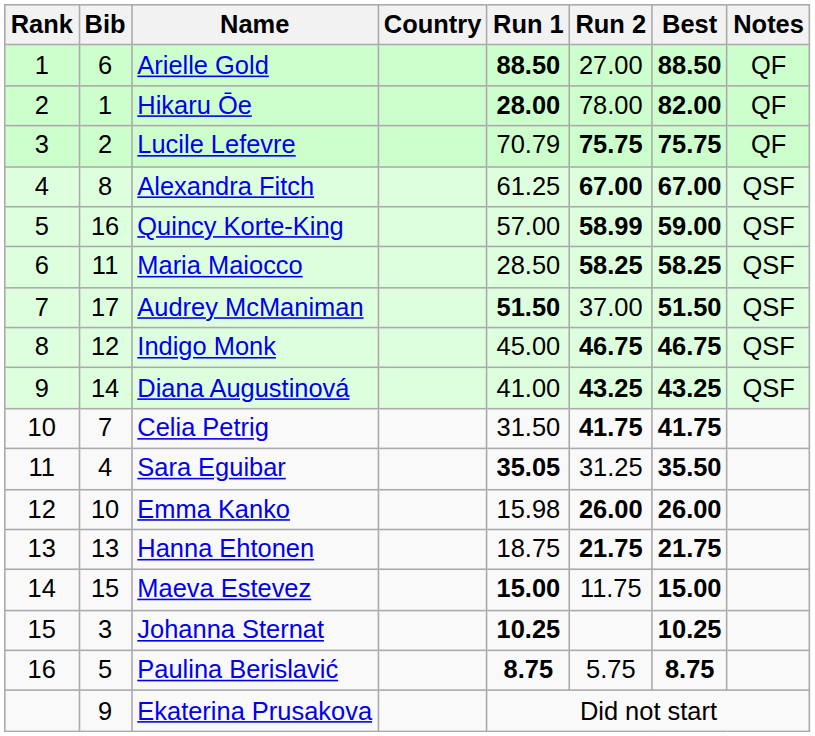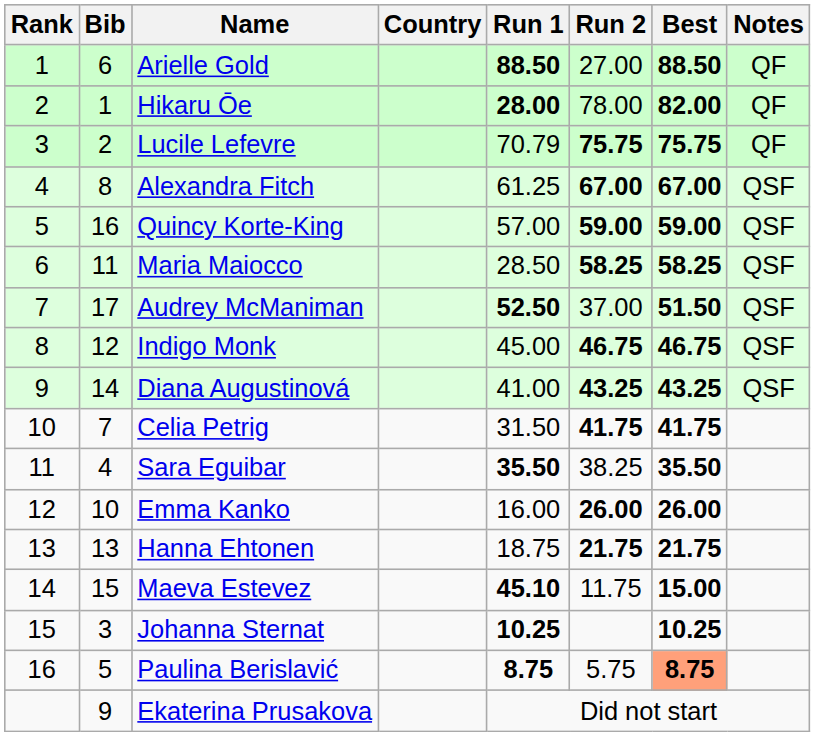(611, 226) 58.99 -> (611, 226) 59.00
(528, 307) 51.50 -> (528, 307) 52.50
(528, 468) 35.05 -> (528, 468) 35.50
(611, 468) 31.25 -> (611, 468) 38.25
(528, 508) 15.98 -> (528, 508) 16.00
(528, 589) 15.00 -> (528, 589) 45.10
(690, 670) no background -> (690, 670) lightsalmon background
